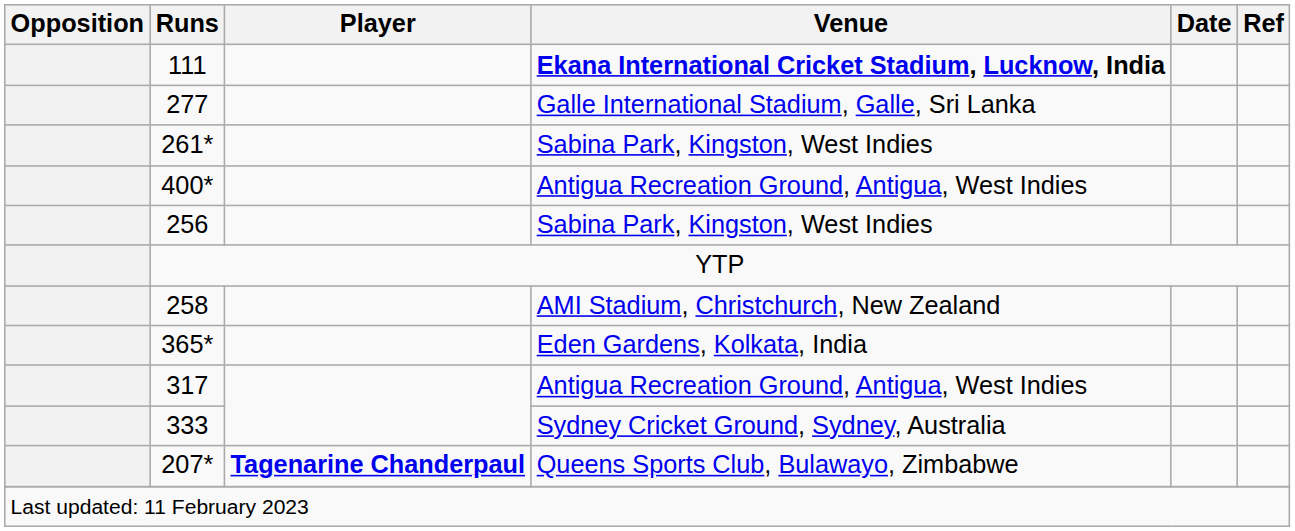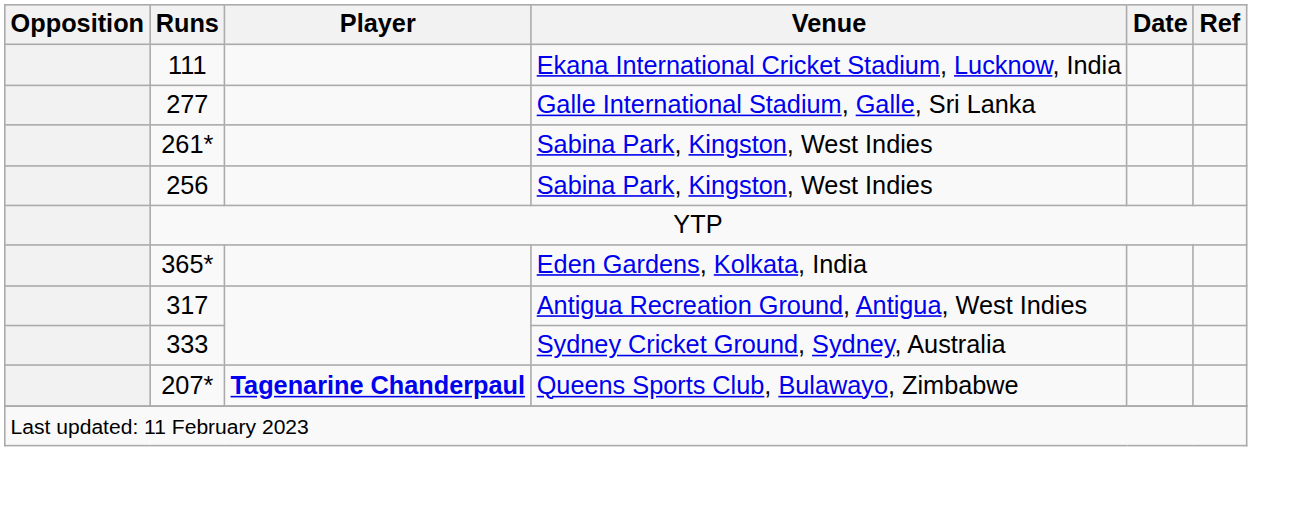(851, 64) bold -> (829, 64) normal
- row: (187, 184)
- row: (187, 305)
